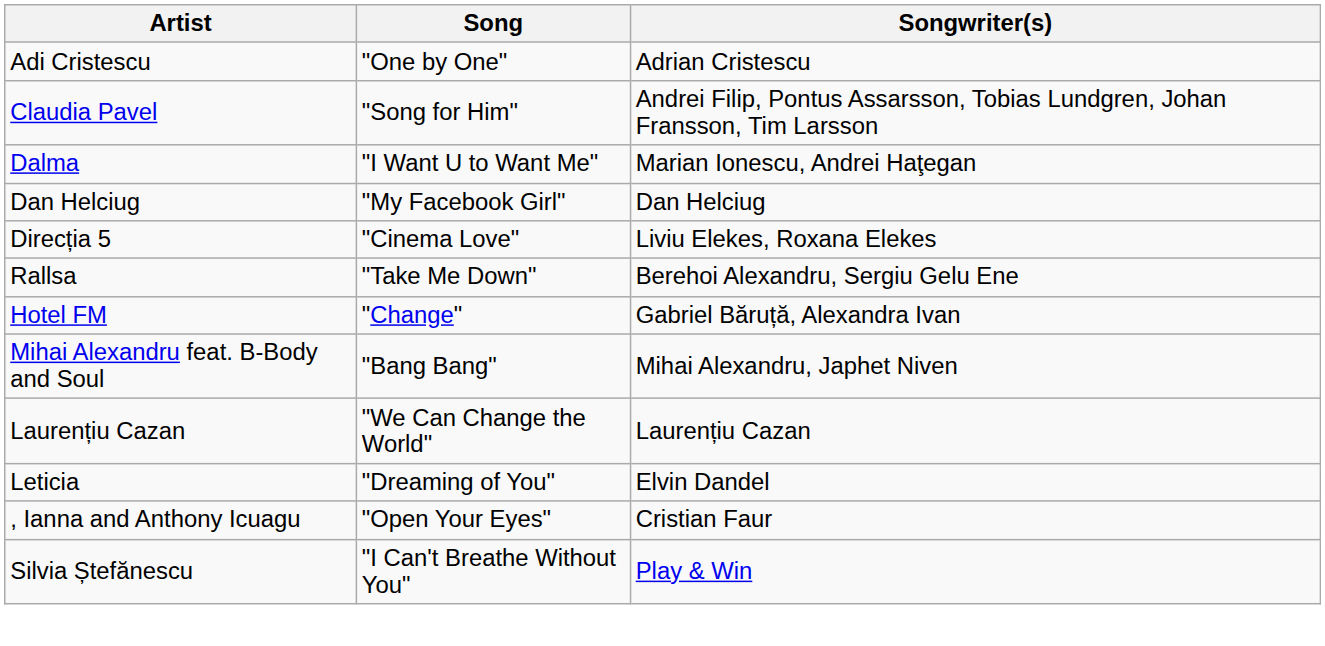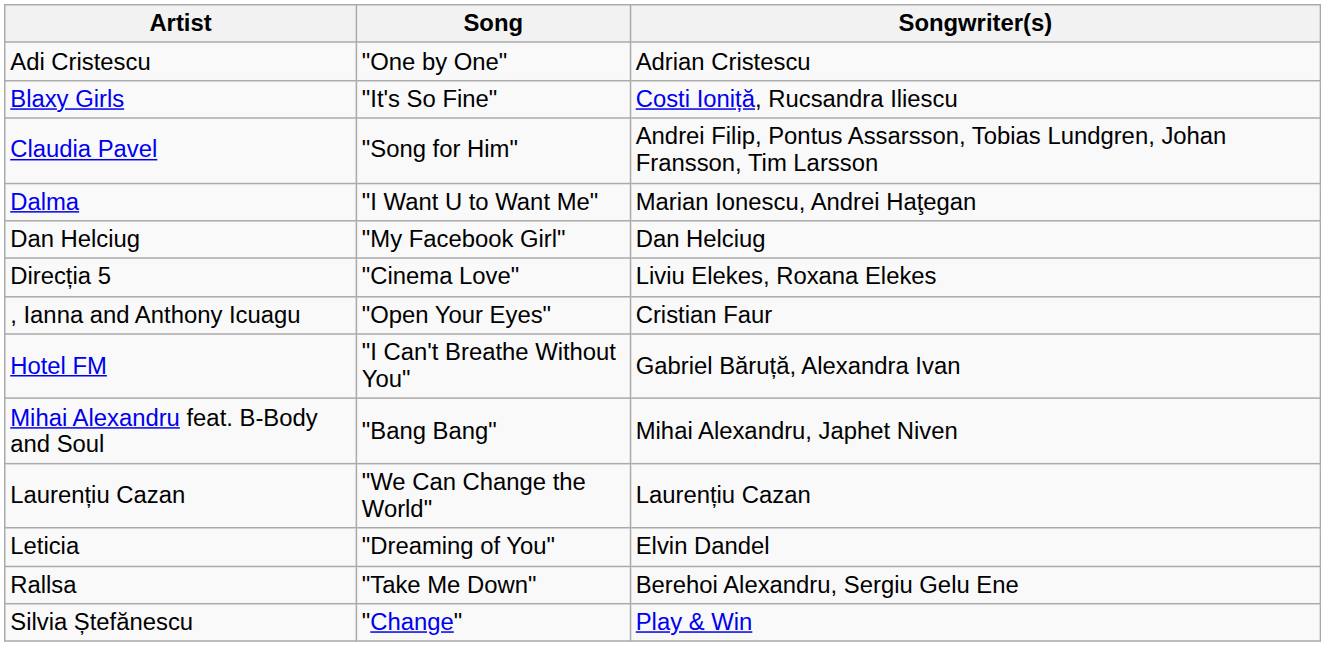+ row: (67, 99)
rows swapped: (155, 519) <-> (43, 277)
(412, 314) "Change" -> (489, 366) "I Can't Breathe Without You"
(489, 570) "I Can't Breathe Without You" -> (412, 622) "Change"
